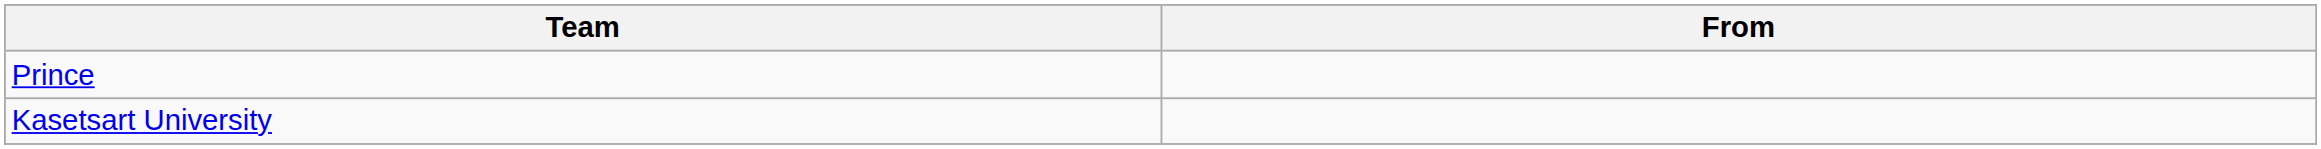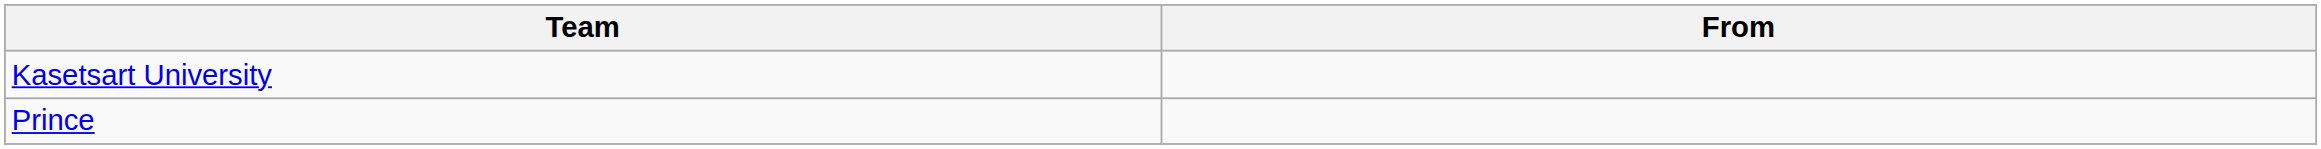rows swapped: (53, 74) <-> (142, 120)
